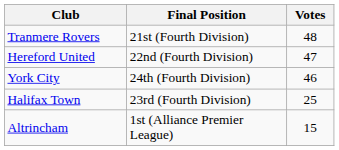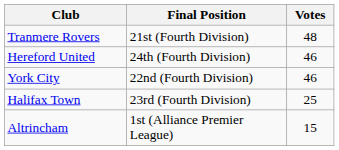(191, 57) 22nd (Fourth Division) -> (190, 57) 24th (Fourth Division)
(310, 57) 47 -> (310, 57) 46
(190, 78) 24th (Fourth Division) -> (191, 78) 22nd (Fourth Division)
